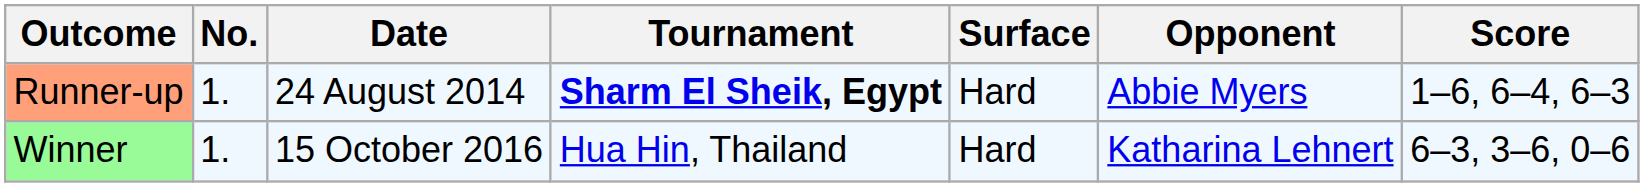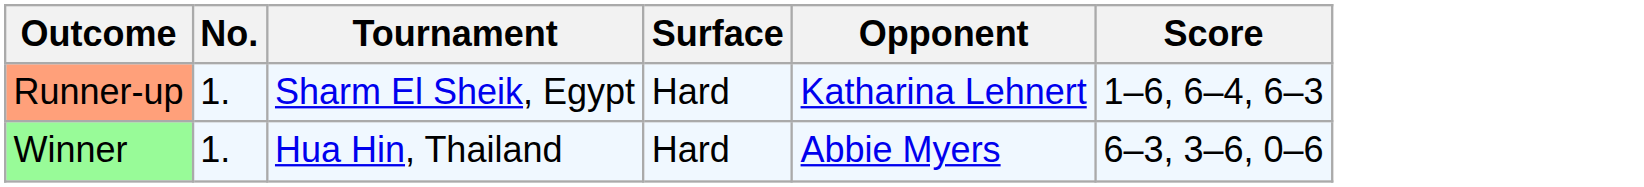- column: (409, 33)
(751, 91) bold -> (455, 91) normal
(1207, 91) Abbie Myers -> (944, 91) Katharina Lehnert
(1250, 150) Katharina Lehnert -> (901, 150) Abbie Myers
